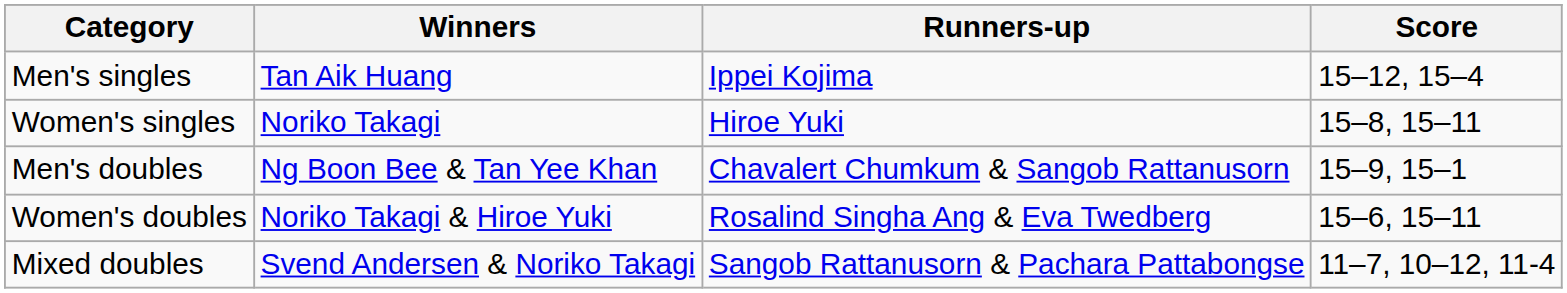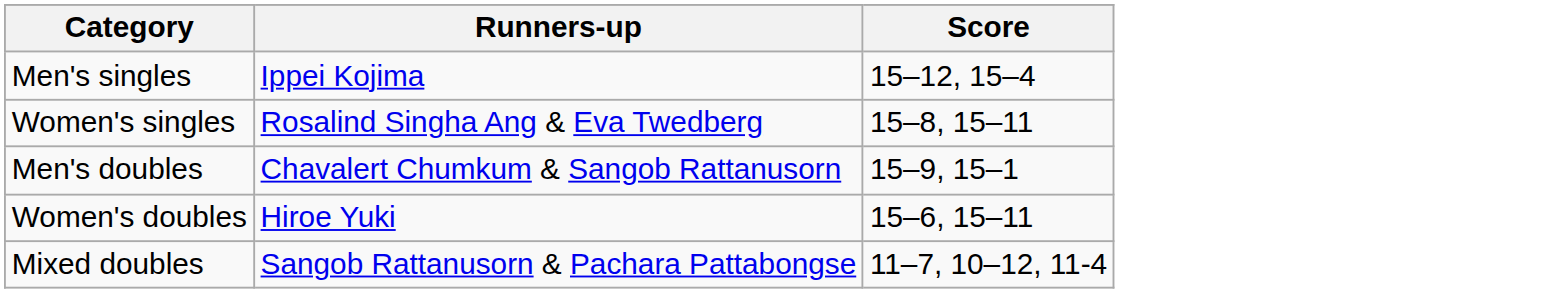- column: (478, 28)
(776, 122) Hiroe Yuki -> (512, 122) Rosalind Singha Ang & Eva Twedberg
(960, 216) Rosalind Singha Ang & Eva Twedberg -> (328, 216) Hiroe Yuki
